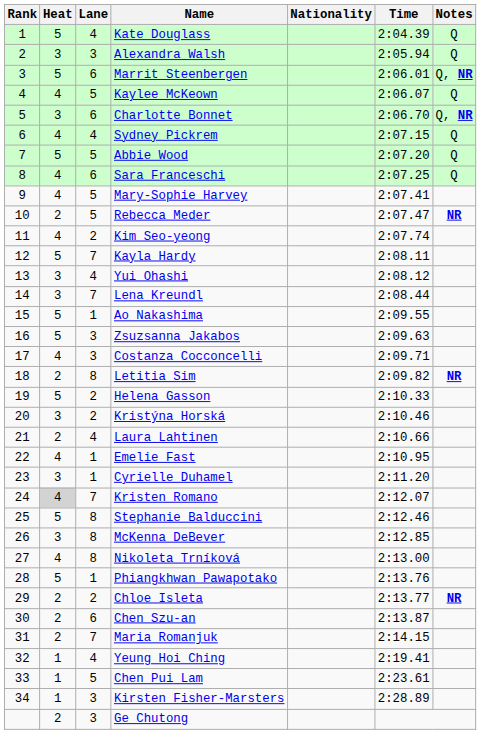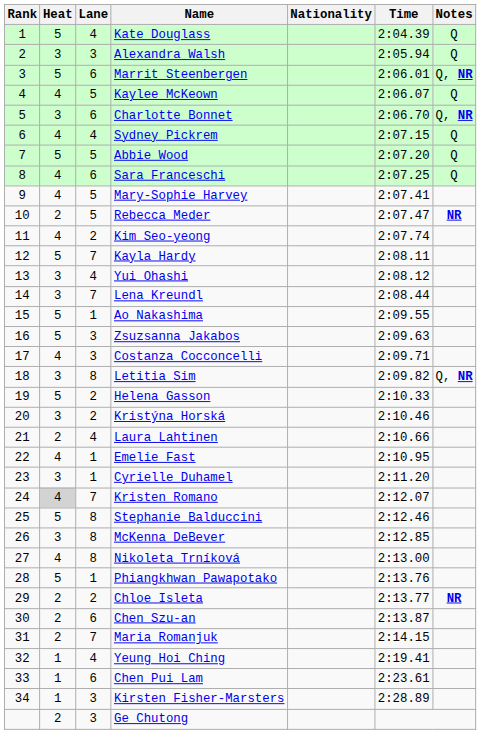(58, 377) 2 -> (58, 377) 3
(454, 377) NR -> (454, 377) Q, NR
(93, 679) 5 -> (93, 679) 6
